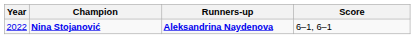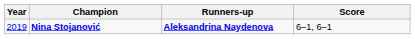(17, 27) 2022 -> (17, 27) 2019
